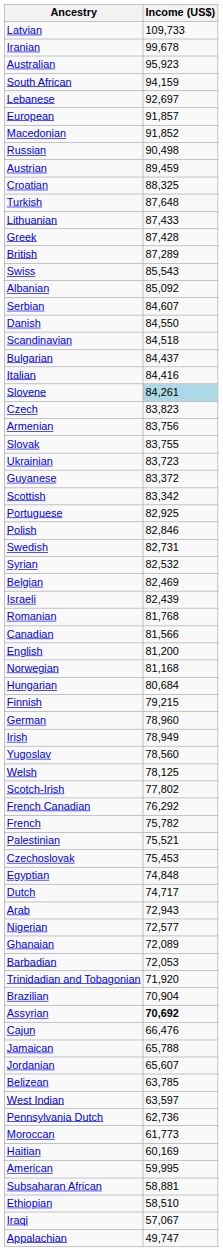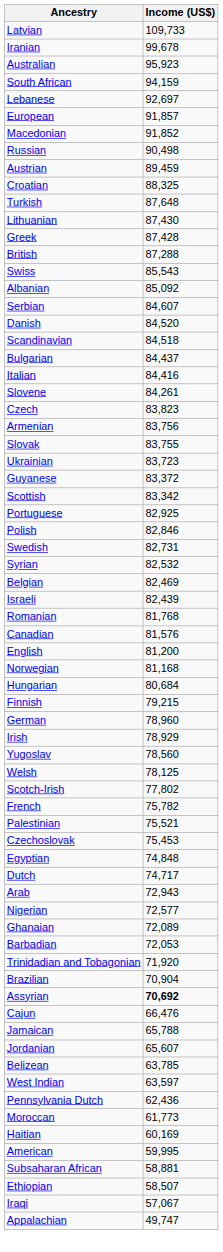(162, 220) 87,433 -> (162, 220) 87,430
(162, 254) 87,289 -> (162, 254) 87,288
(162, 323) 84,550 -> (162, 323) 84,520
(162, 392) lightblue background -> (162, 392) no background
(162, 634) 81,566 -> (162, 634) 81,576
(162, 737) 78,949 -> (162, 737) 78,929
- row: (49, 806)
(162, 1117) 62,736 -> (162, 1100) 62,436
(162, 1203) 58,510 -> (162, 1186) 58,507
